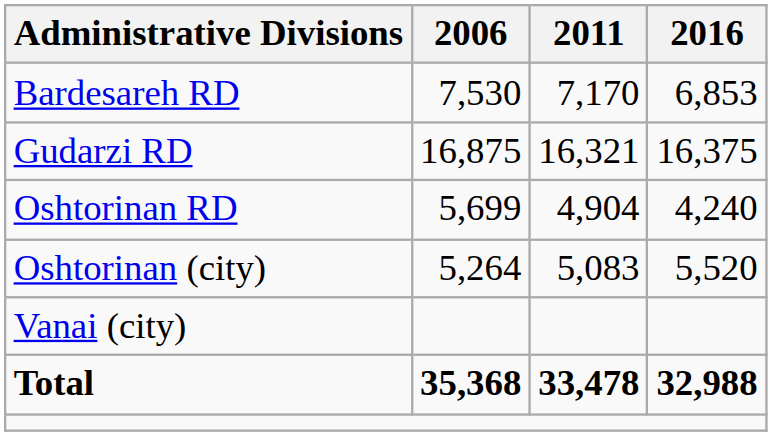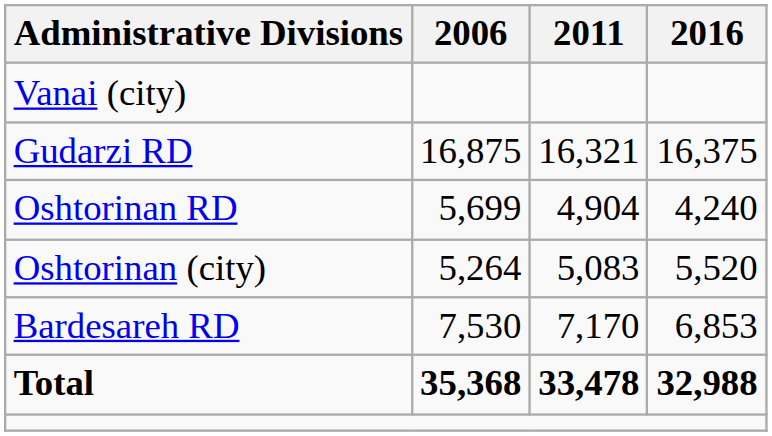rows swapped: (127, 92) <-> (100, 325)
